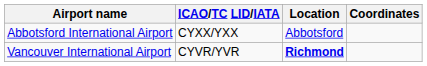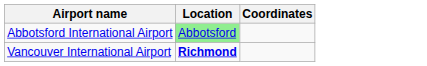- column: (229, 14)
(314, 33) no background -> (207, 33) lightgreen background
